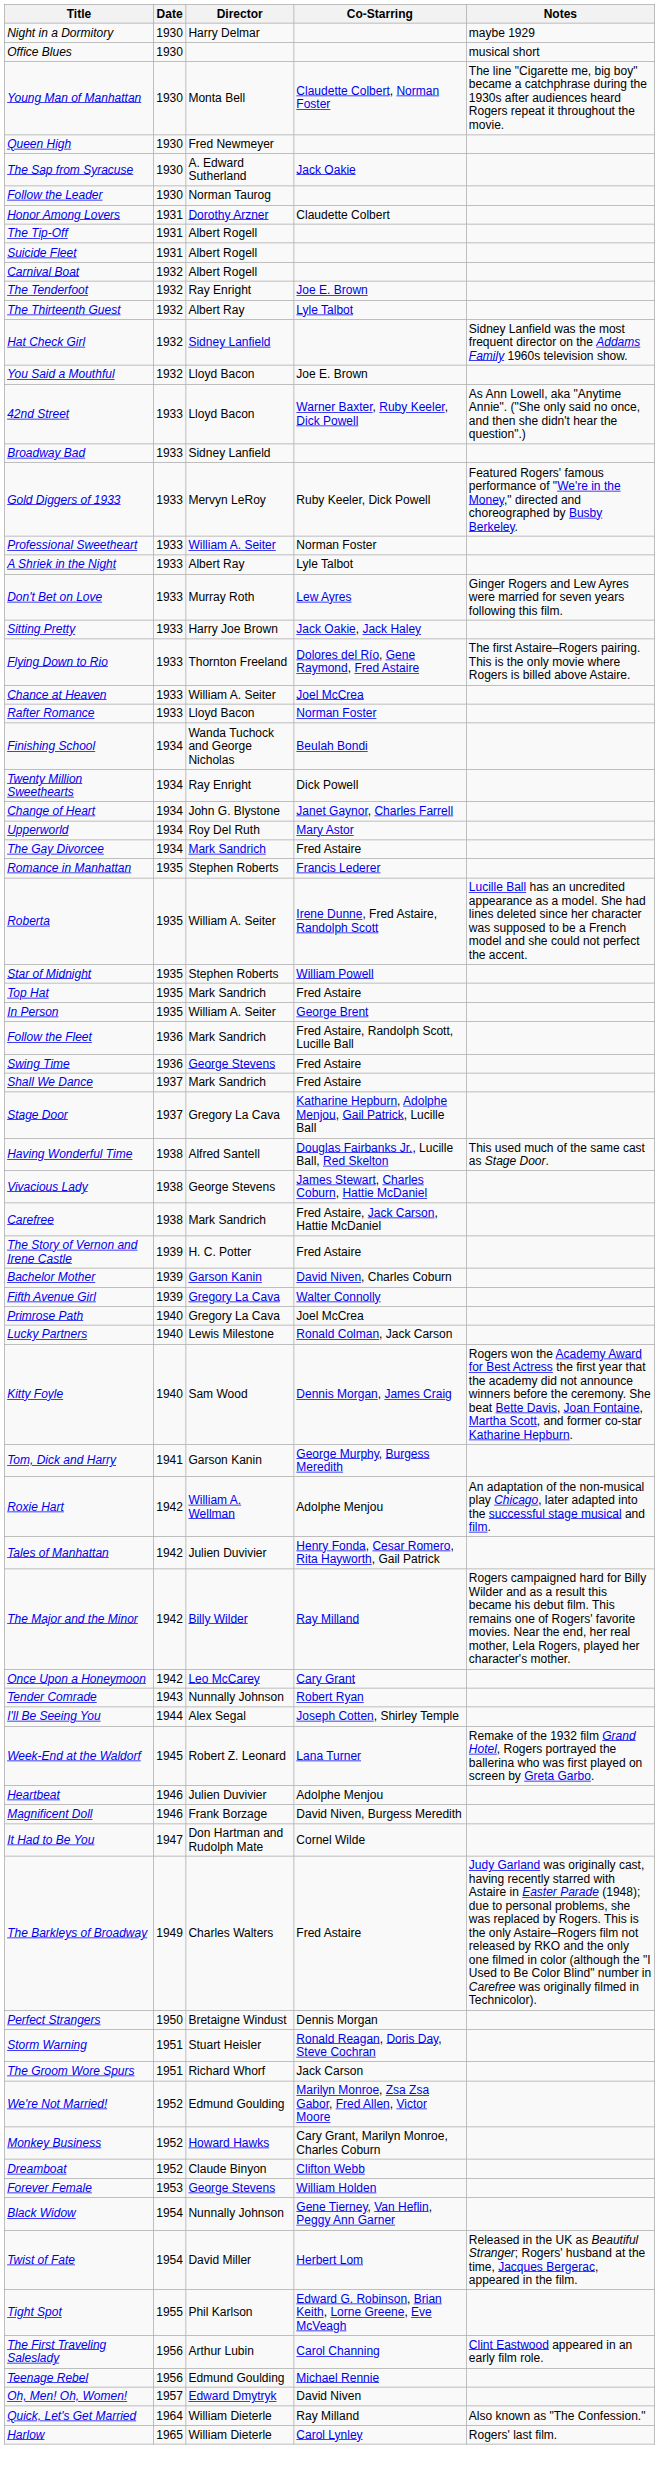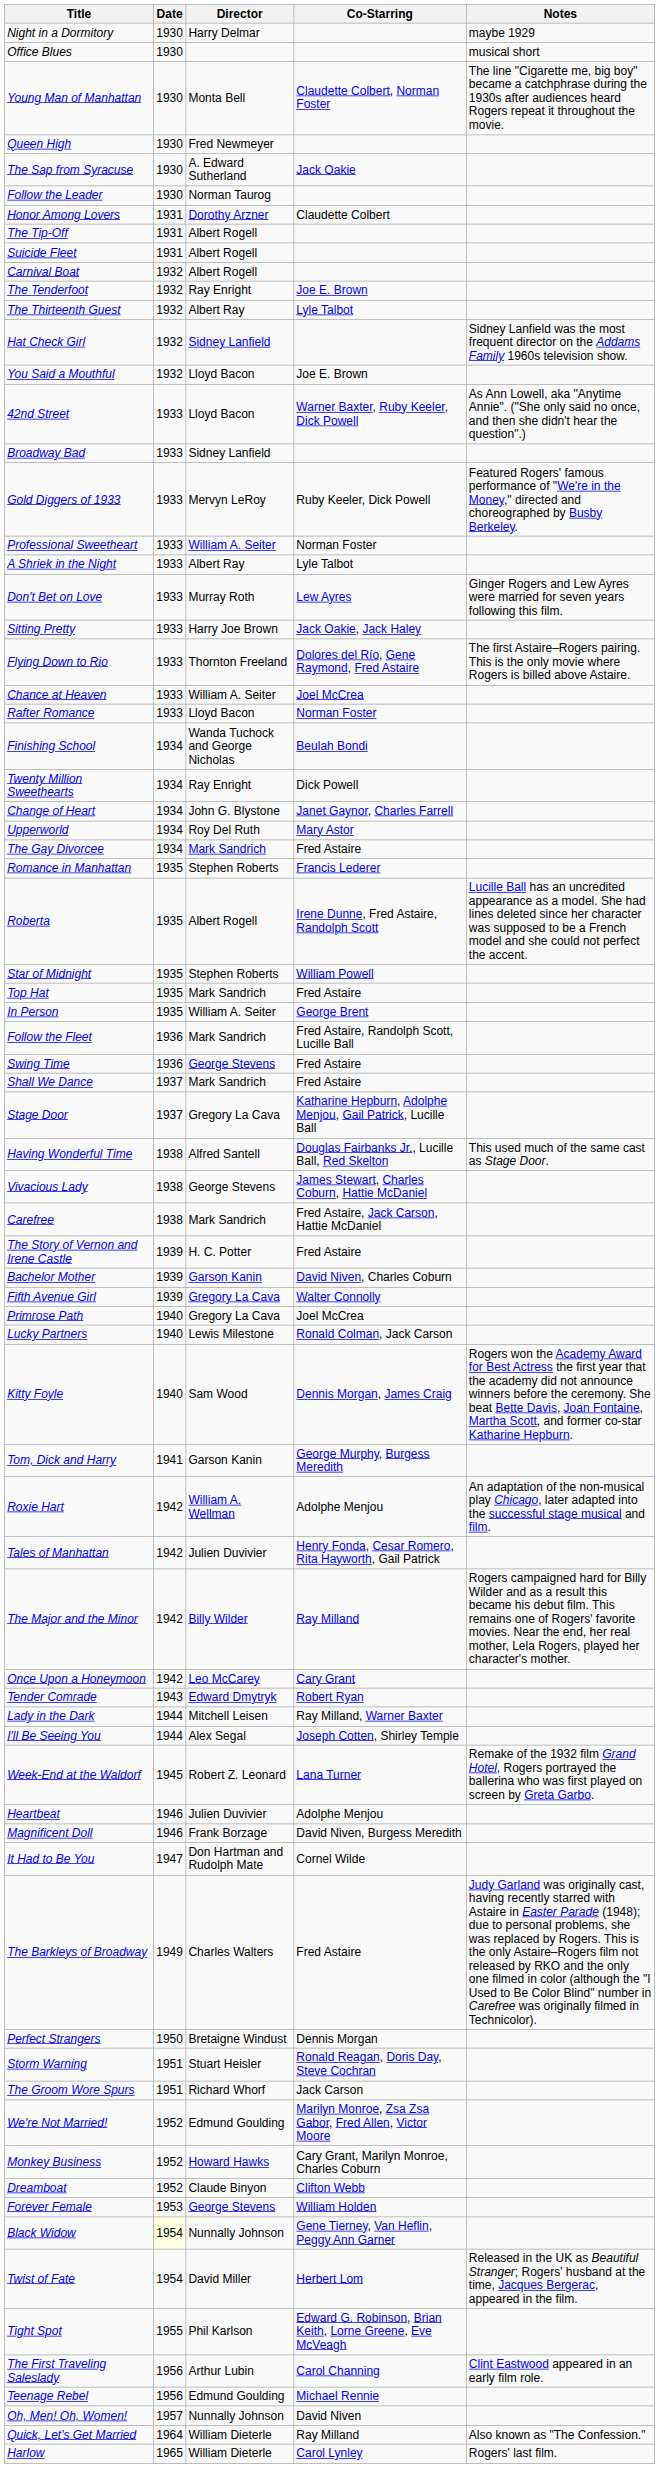(232, 921) William A. Seiter -> (223, 921) Albert Rogell
(236, 1697) Nunnally Johnson -> (232, 1697) Edward Dmytryk
+ row: (51, 1716)
(170, 2213) no background -> (170, 2232) lightyellow background
(232, 2396) Edward Dmytryk -> (236, 2415) Nunnally Johnson
